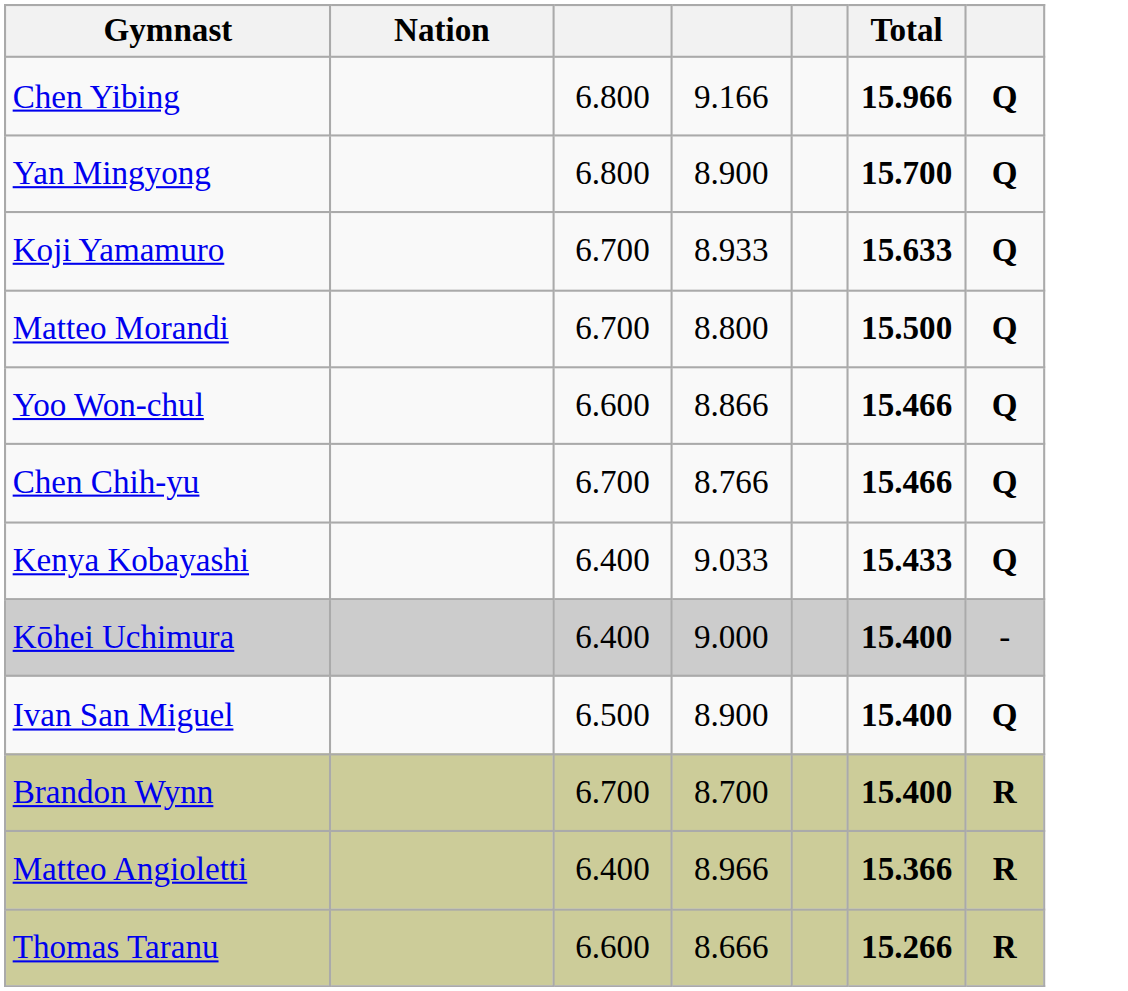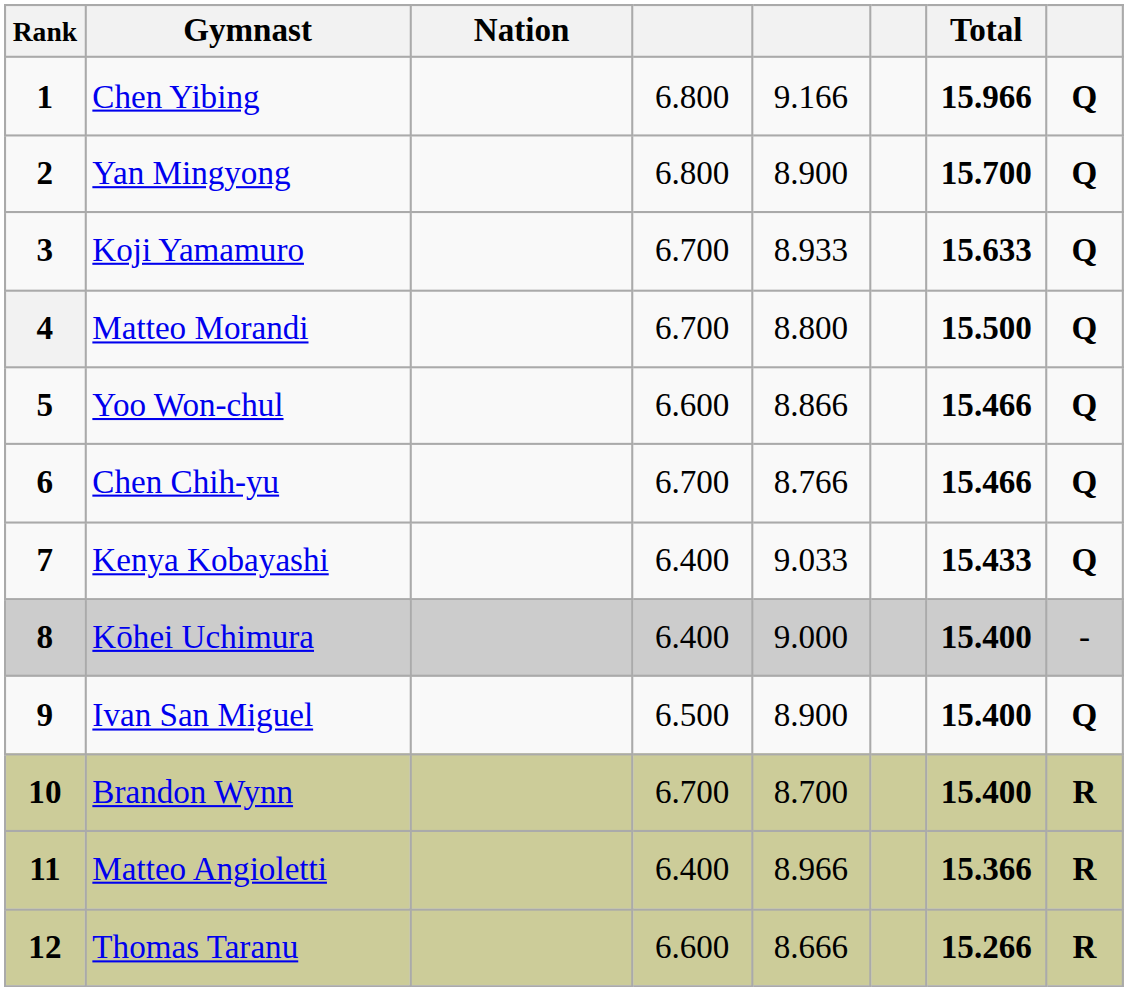+ column: (45, 32)
